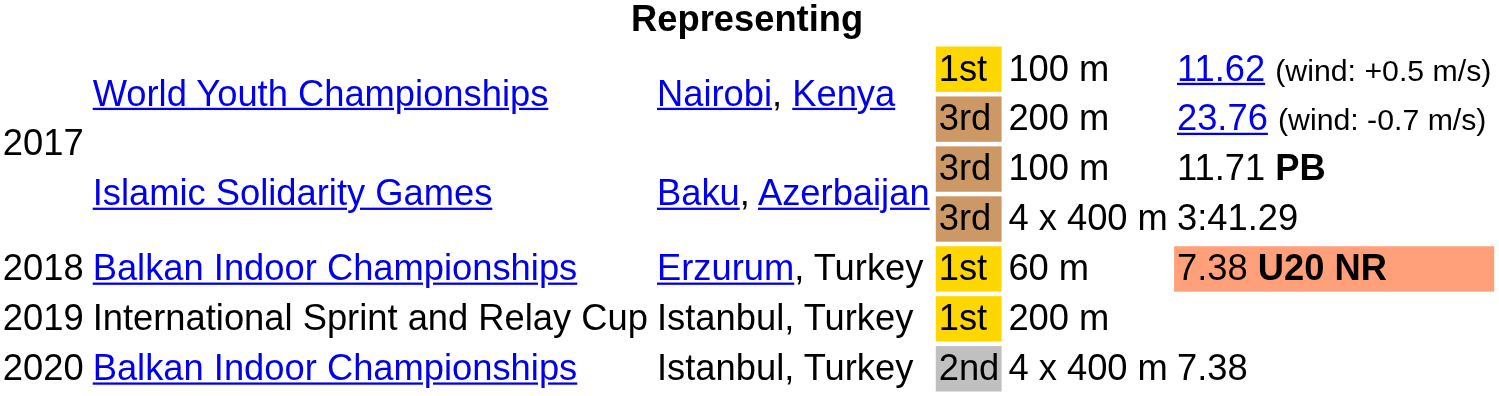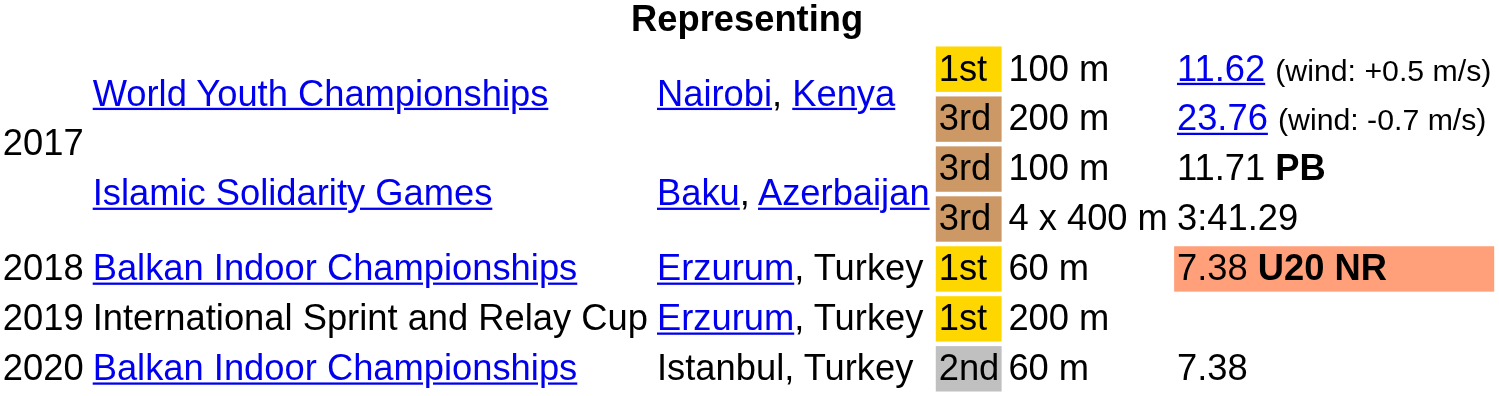(785, 318) Istanbul, Turkey -> (790, 318) Erzurum, Turkey
(1088, 368) 4 x 400 m -> (1049, 368) 60 m
